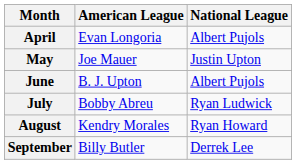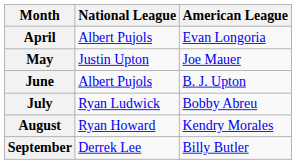columns swapped: (131, 15) <-> (239, 15)
